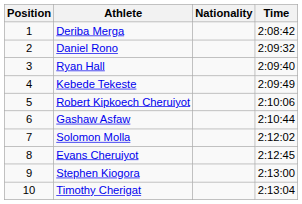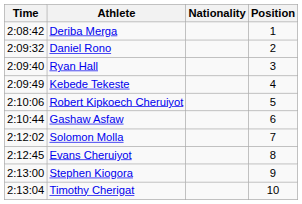columns swapped: (29, 13) <-> (276, 13)
